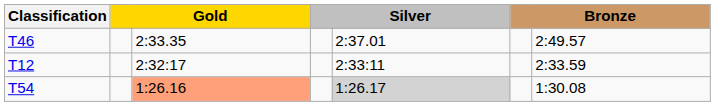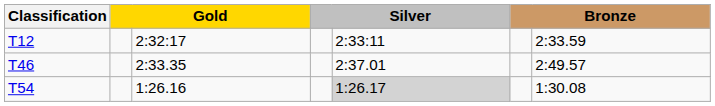rows swapped: (21, 64) <-> (21, 40)
(161, 88) lightsalmon background -> (161, 88) no background
